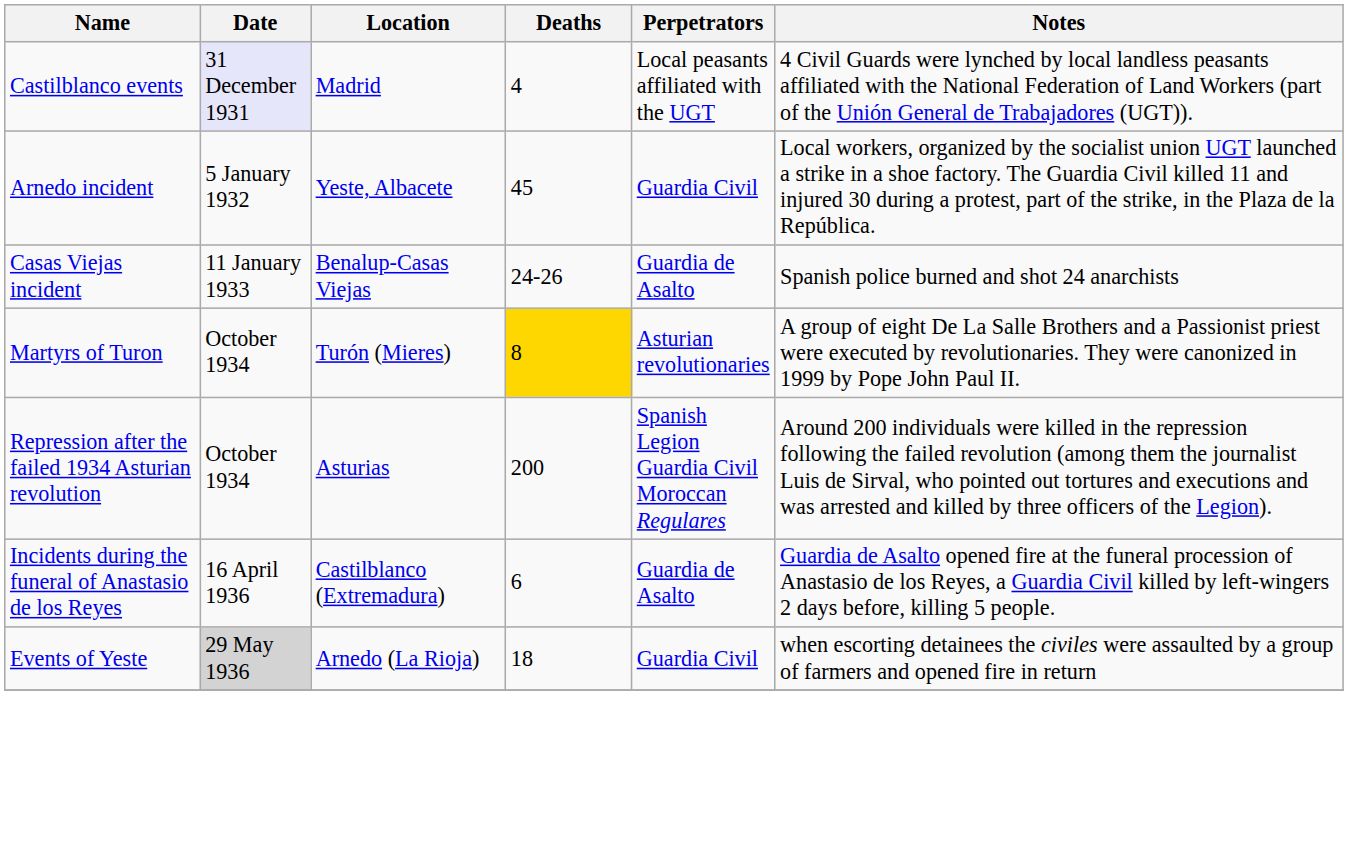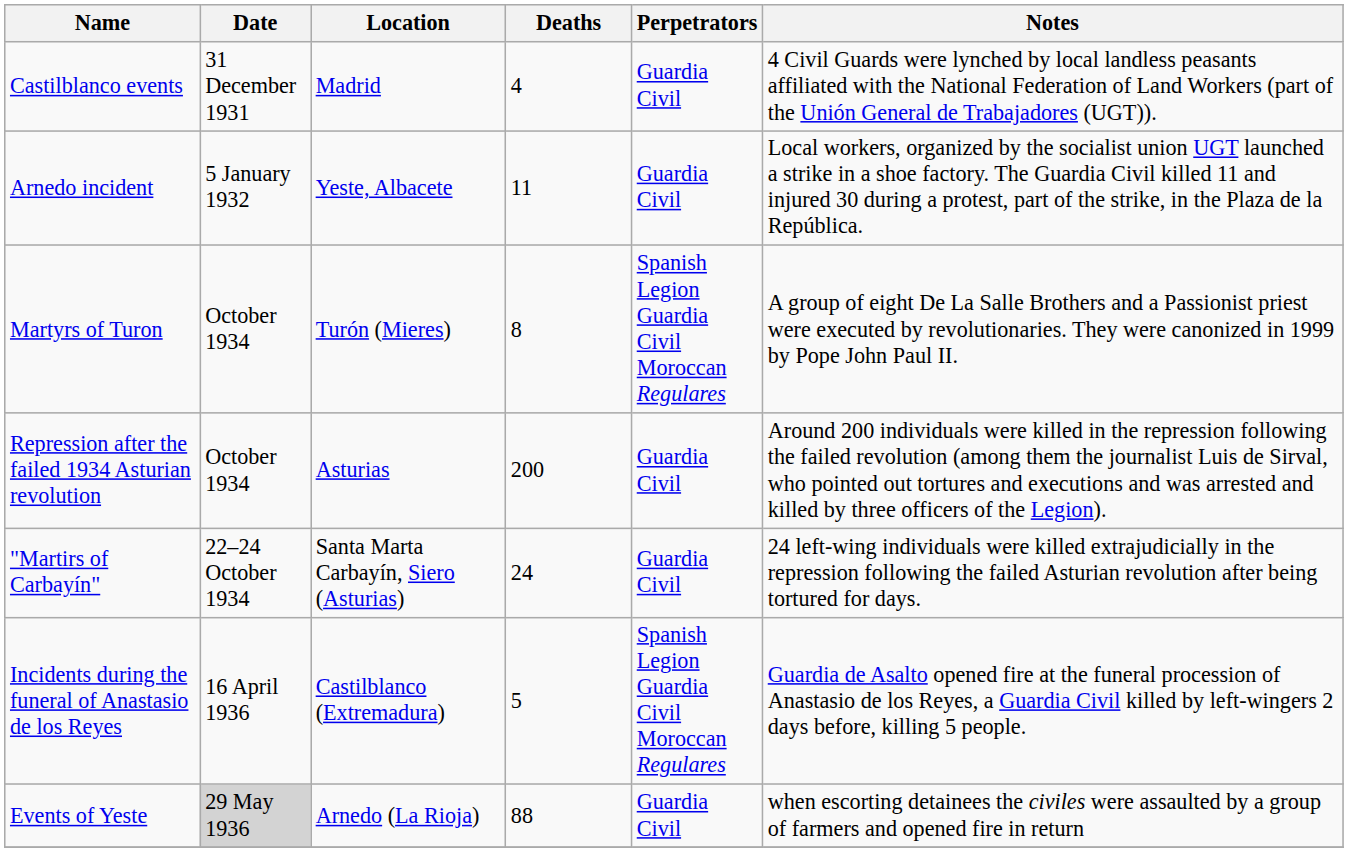(251, 85) lavender background -> (251, 85) no background
(702, 85) Local peasants affiliated with the UGT -> (672, 85) Guardia Civil
(522, 187) 45 -> (522, 187) 11
- row: (66, 276)
(516, 352) gold background -> (516, 329) no background
(703, 352) Asturian revolutionaries -> (682, 329) Spanish Legion Guardia Civil Moroccan Regulares
(697, 467) Spanish Legion Guardia Civil Moroccan Regulares -> (672, 470) Guardia Civil
+ row: (59, 572)
(516, 582) 6 -> (516, 700) 5
(686, 582) Guardia de Asalto -> (682, 700) Spanish Legion Guardia Civil Moroccan Regulares
(522, 658) 18 -> (522, 815) 88
